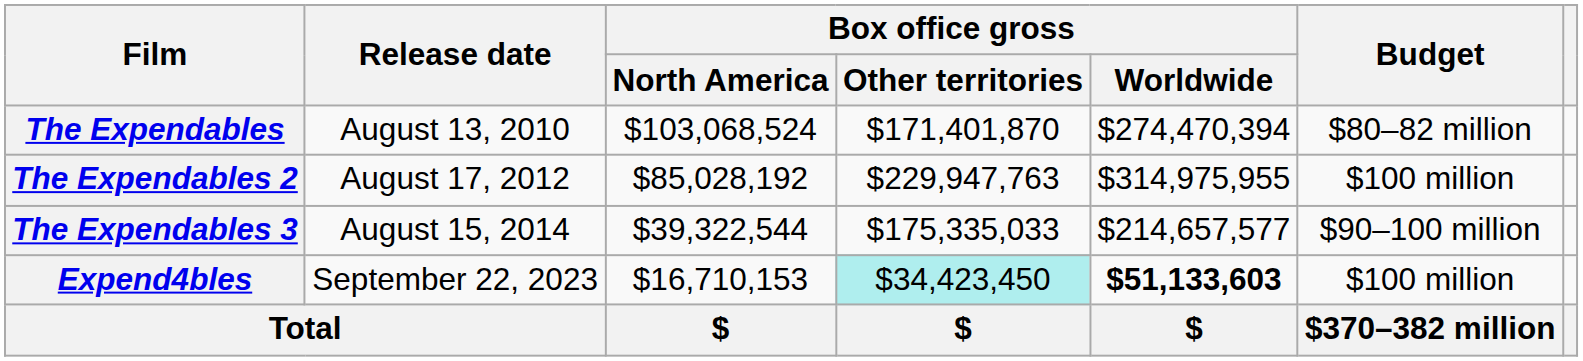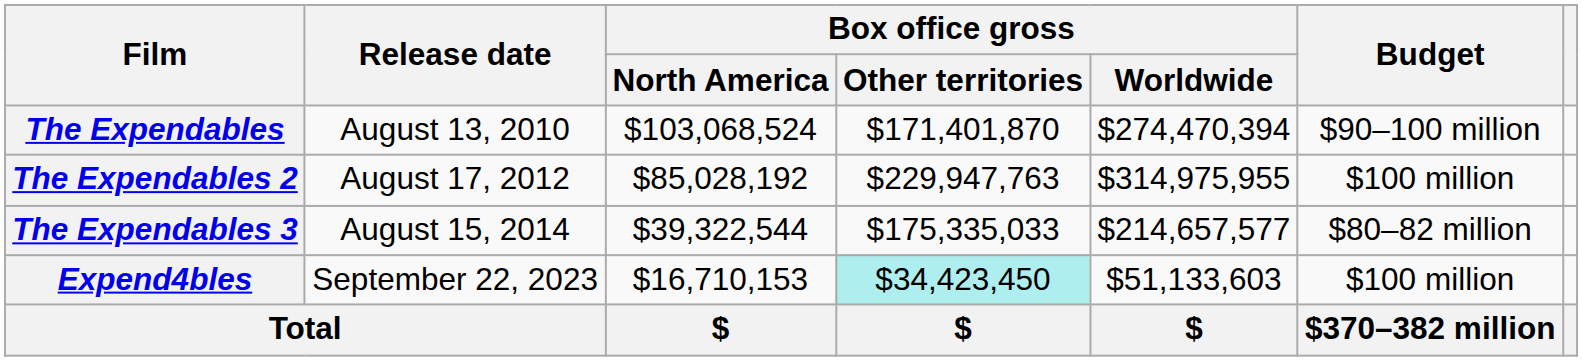(1430, 129) $80–82 million -> (1430, 129) $90–100 million
(1430, 229) $90–100 million -> (1430, 229) $80–82 million
(1194, 279) bold -> (1194, 279) normal
